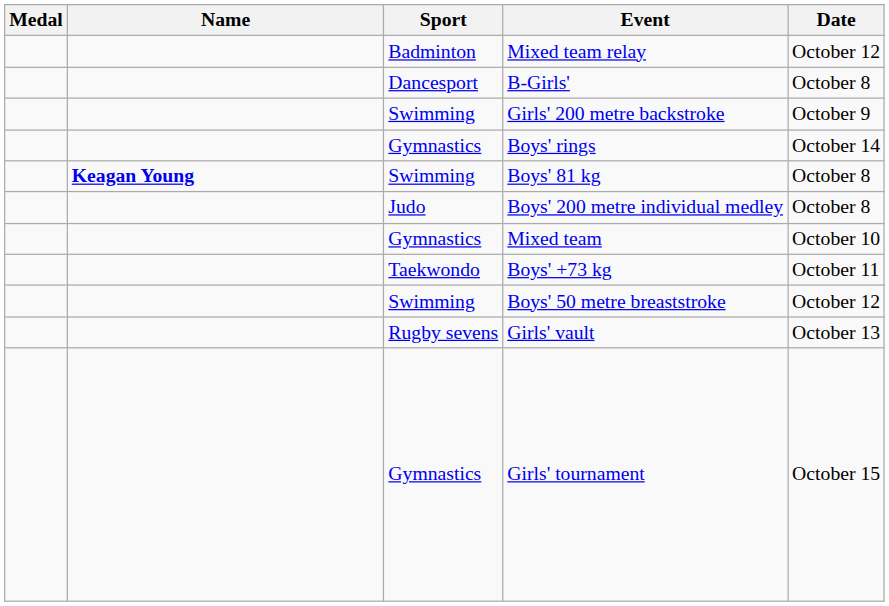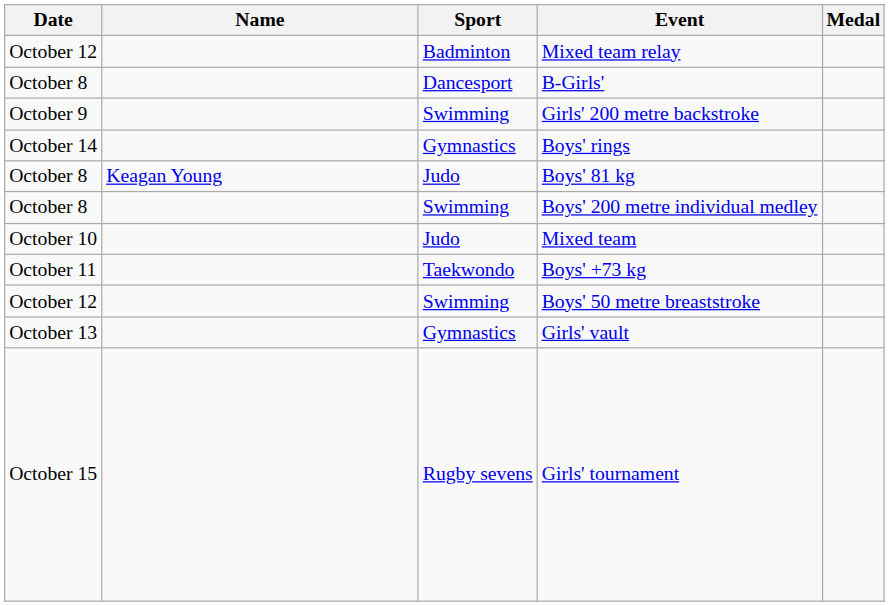columns swapped: (36, 20) <-> (836, 20)
(133, 176) bold -> (164, 176) normal
(432, 176) Swimming -> (441, 176) Judo
(407, 207) Judo -> (466, 207) Swimming
(435, 238) Gymnastics -> (441, 238) Judo
(443, 332) Rugby sevens -> (469, 332) Gymnastics
(435, 474) Gymnastics -> (478, 474) Rugby sevens
